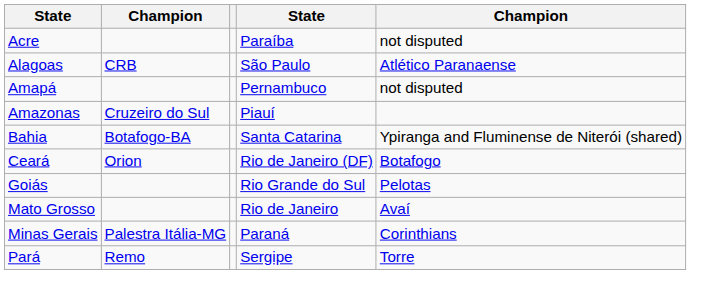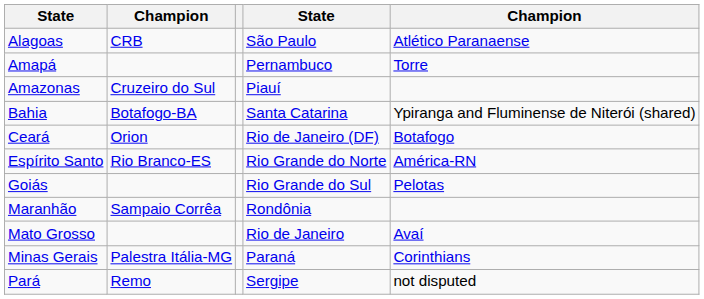- row: (24, 40)
(421, 88) not disputed -> (411, 64) Torre
+ row: (56, 161)
+ row: (42, 209)
(397, 257) Torre -> (435, 281) not disputed
